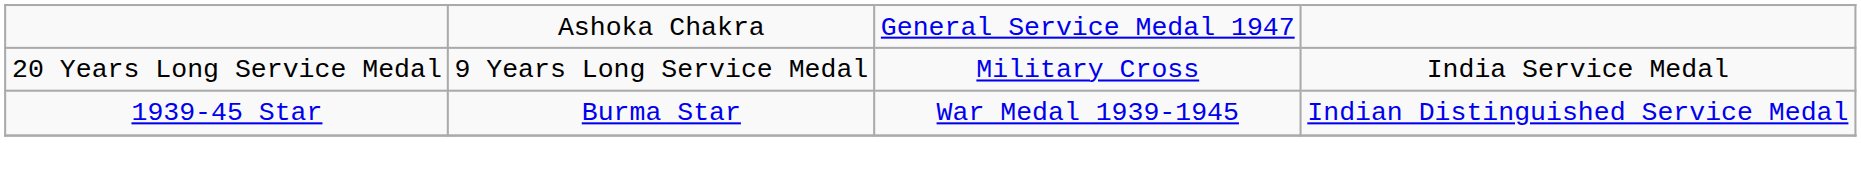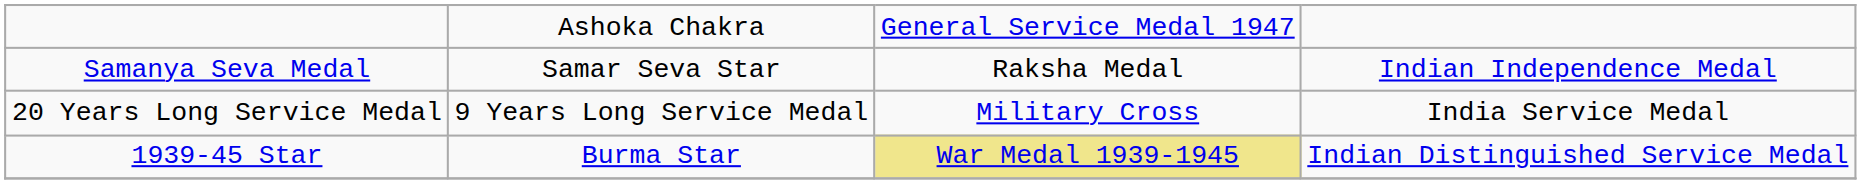+ row: (227, 70)
(1088, 113) no background -> (1088, 156) khaki background
